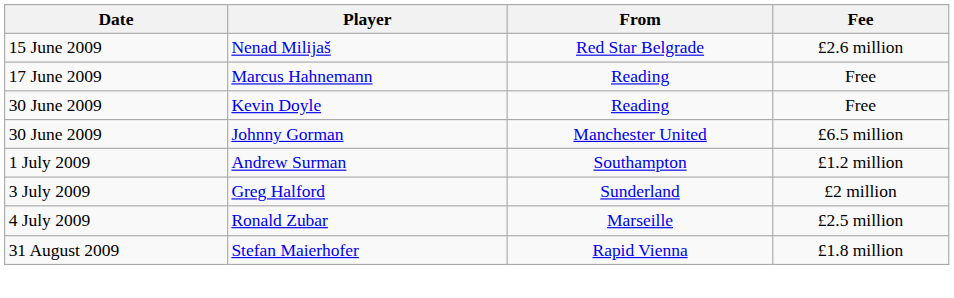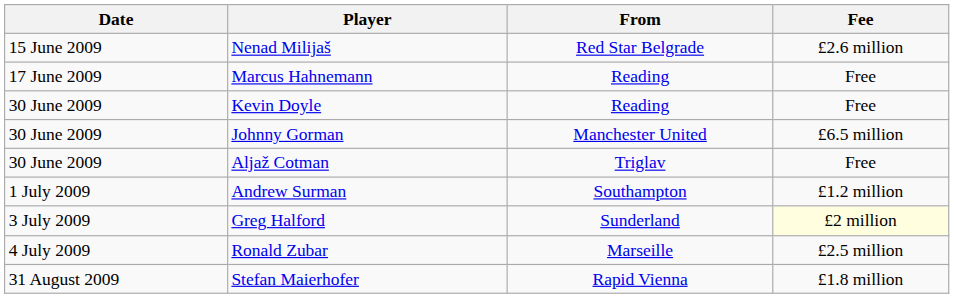+ row: (280, 163)
(861, 192) no background -> (861, 220) lightyellow background
